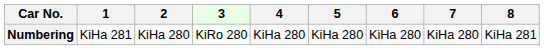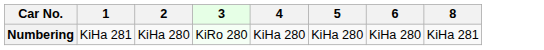- column: (453, 14)
